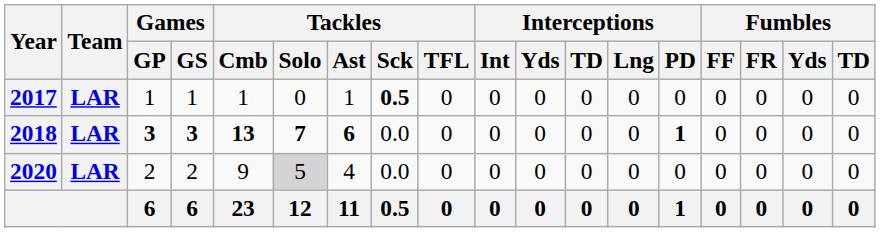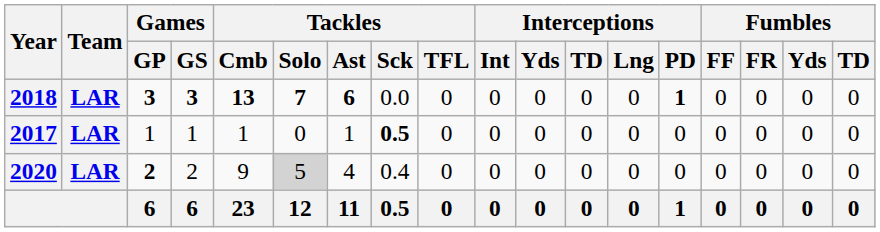rows swapped: (33, 97) <-> (33, 134)
(150, 171) normal -> (150, 171) bold
(395, 171) 0.0 -> (395, 171) 0.4
